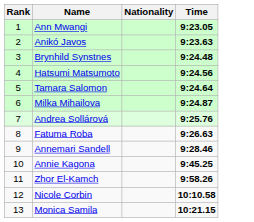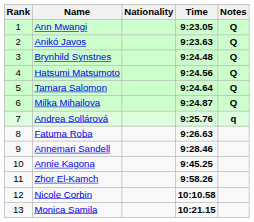+ column: (233, 12)
